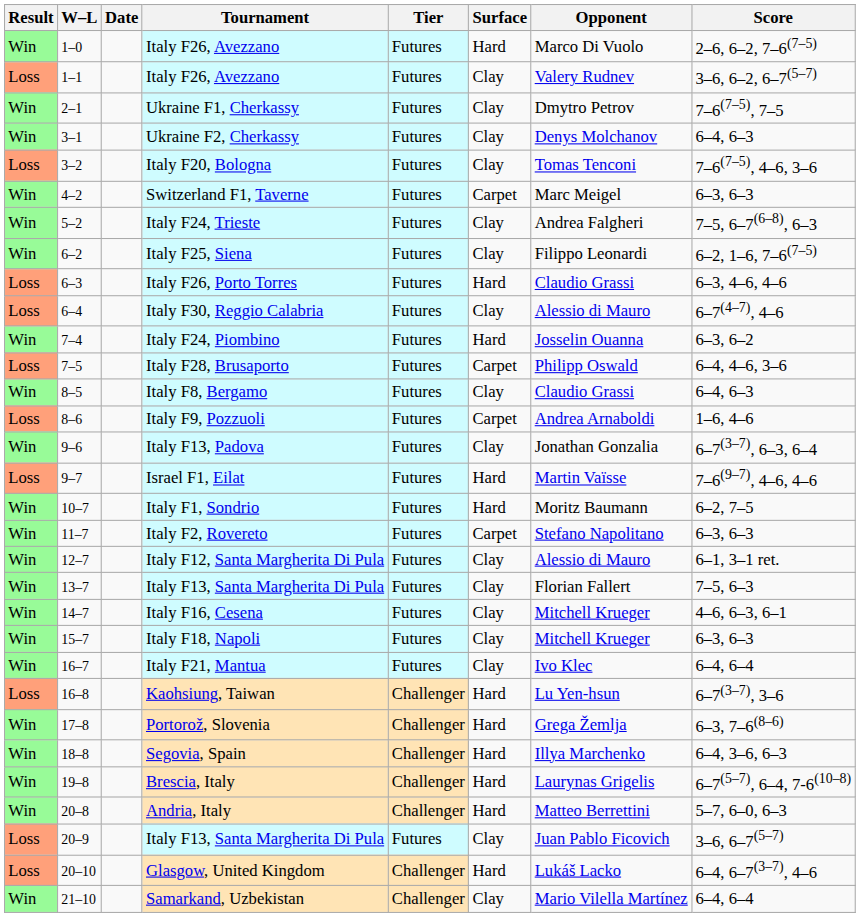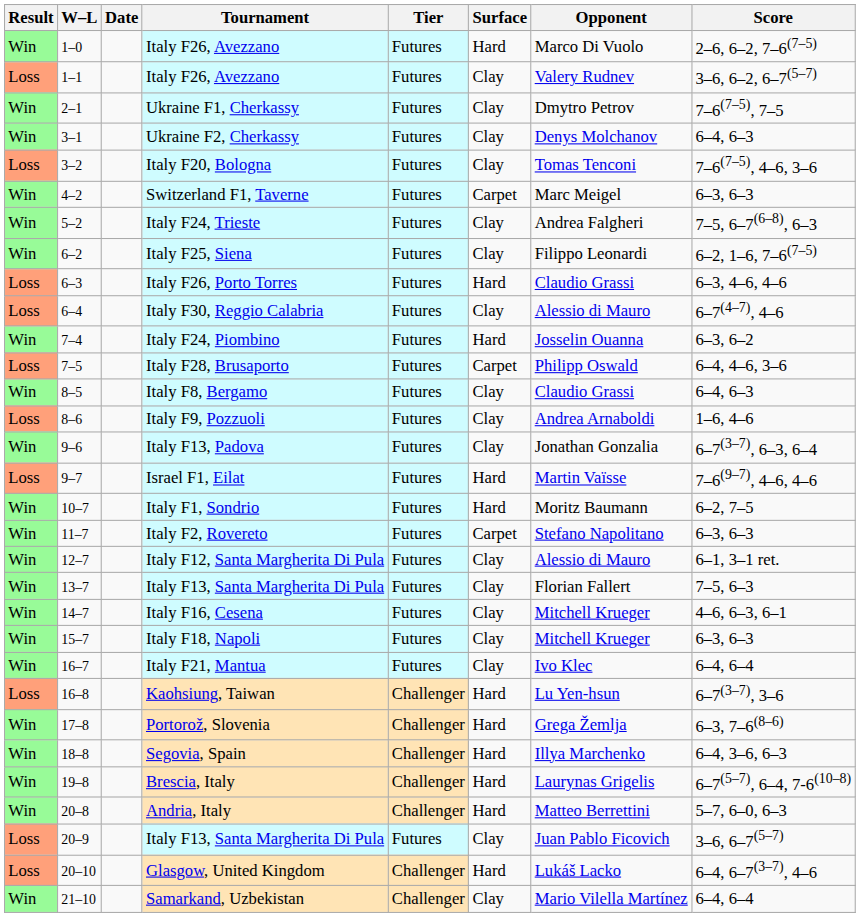(495, 418) Carpet -> (488, 418) Clay
